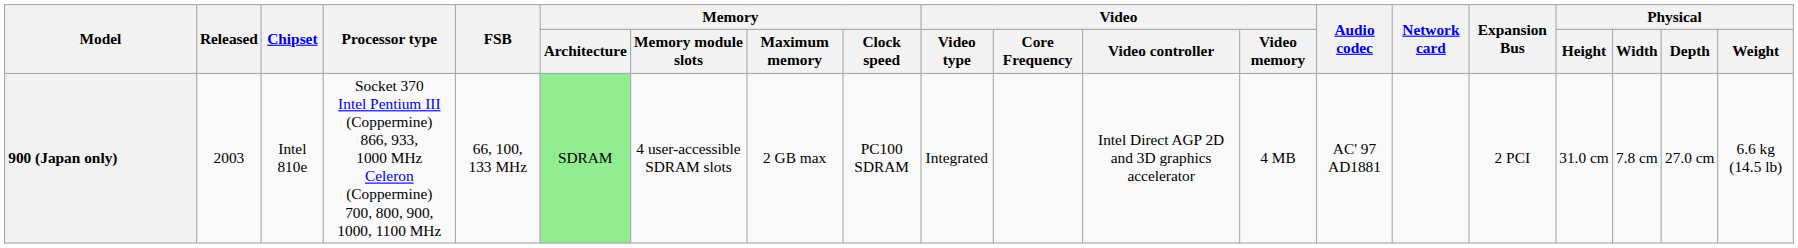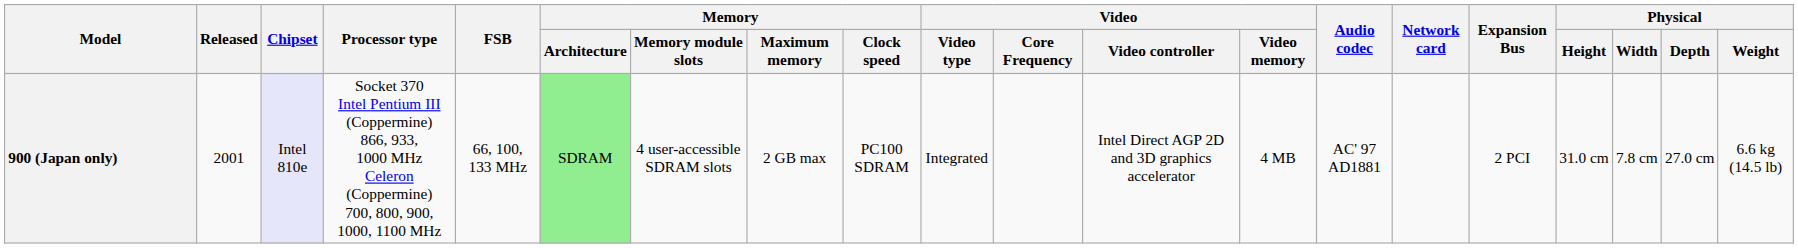(229, 157) 2003 -> (229, 157) 2001
(292, 157) no background -> (292, 157) lavender background
